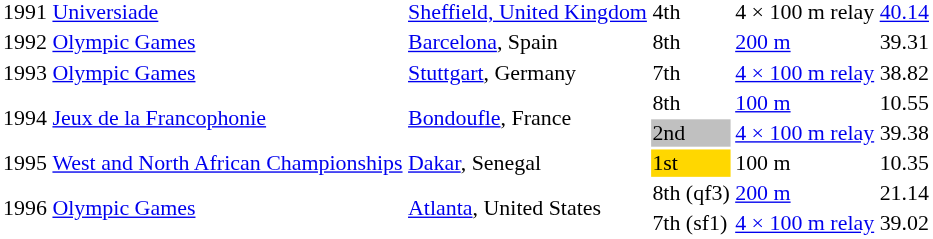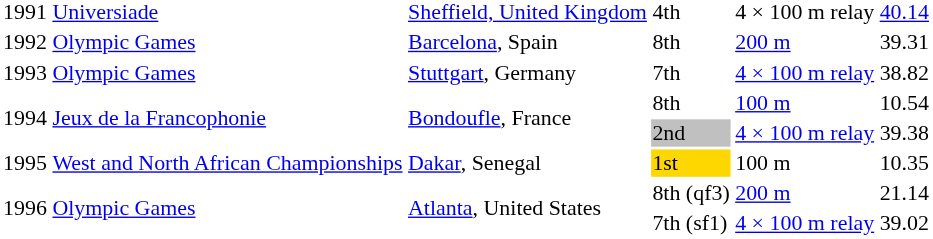(904, 102) 10.55 -> (904, 102) 10.54
